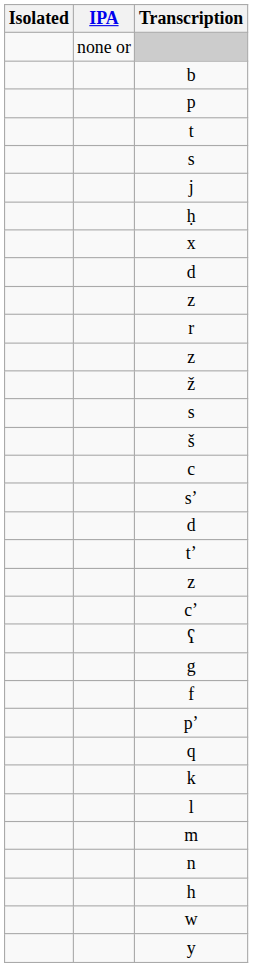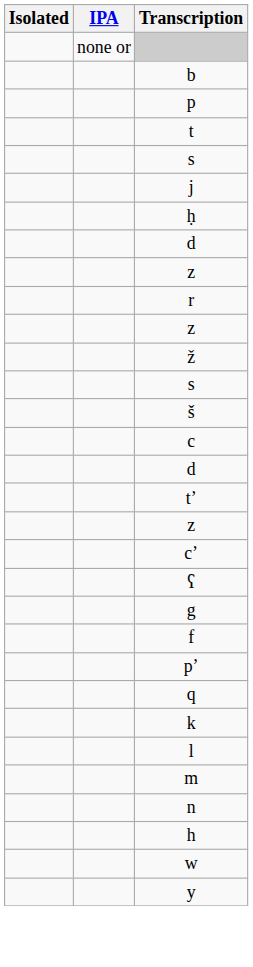- row: (104, 244)
- row: (104, 497)
